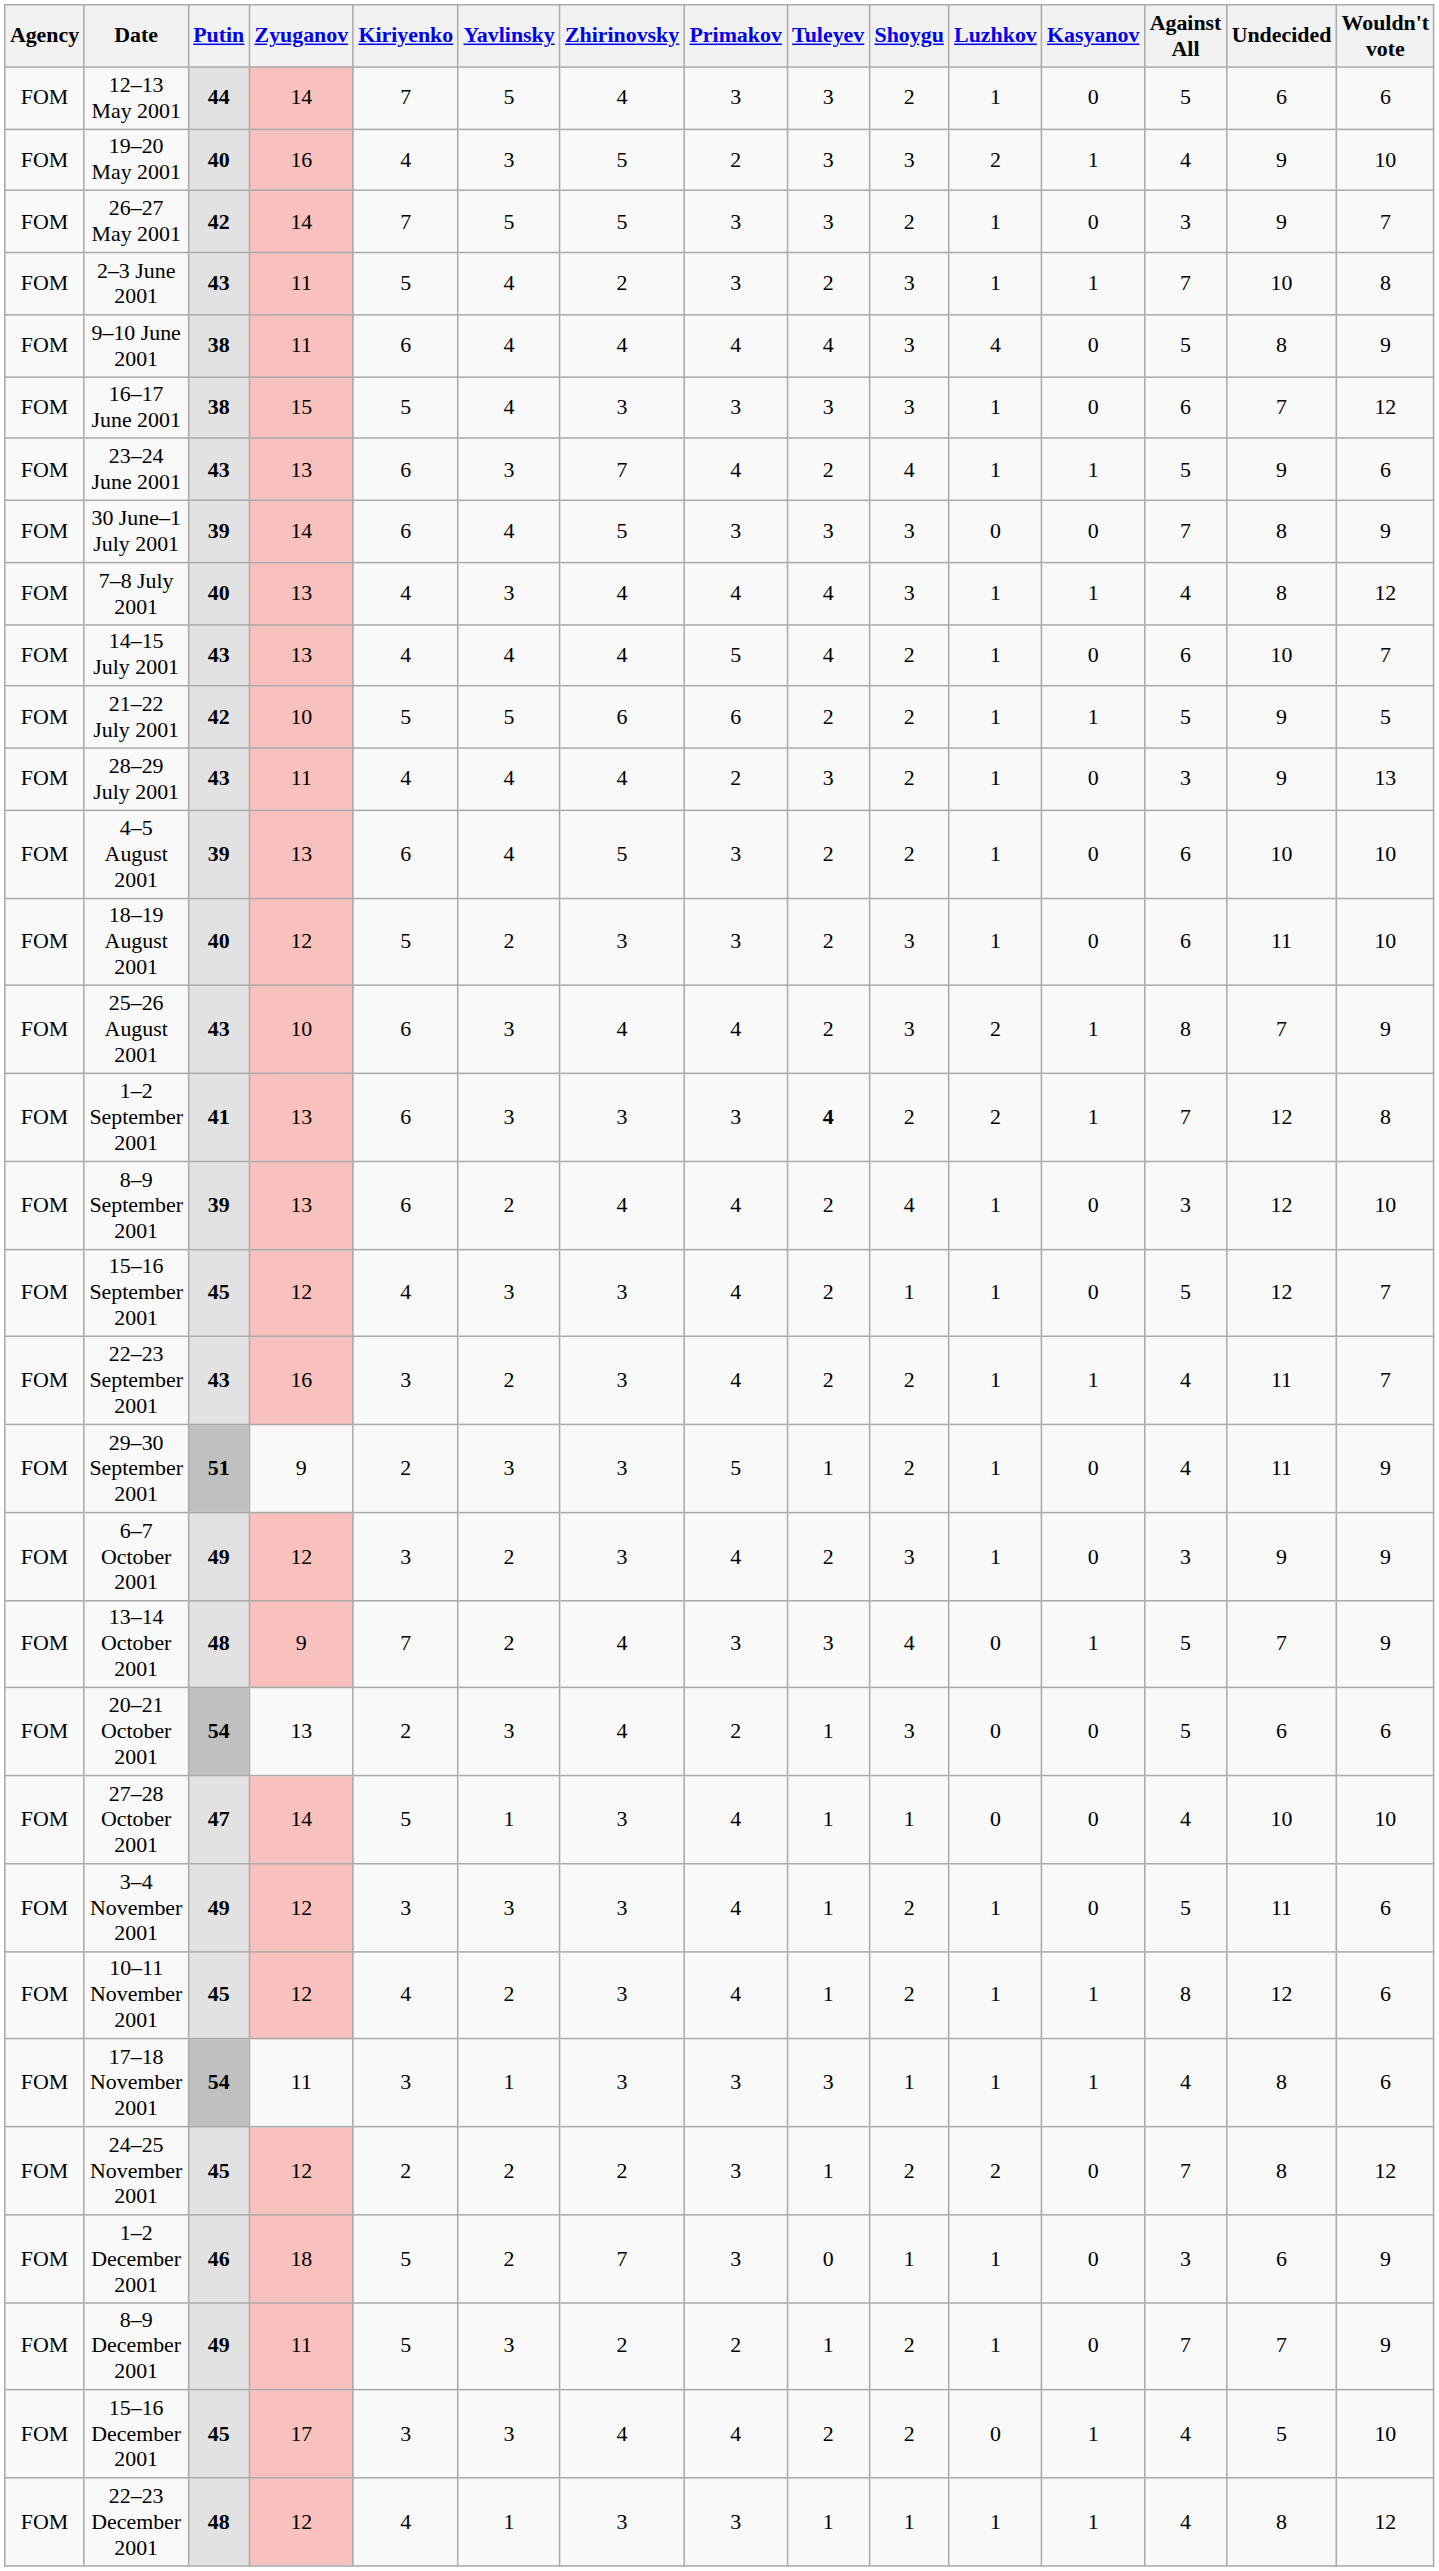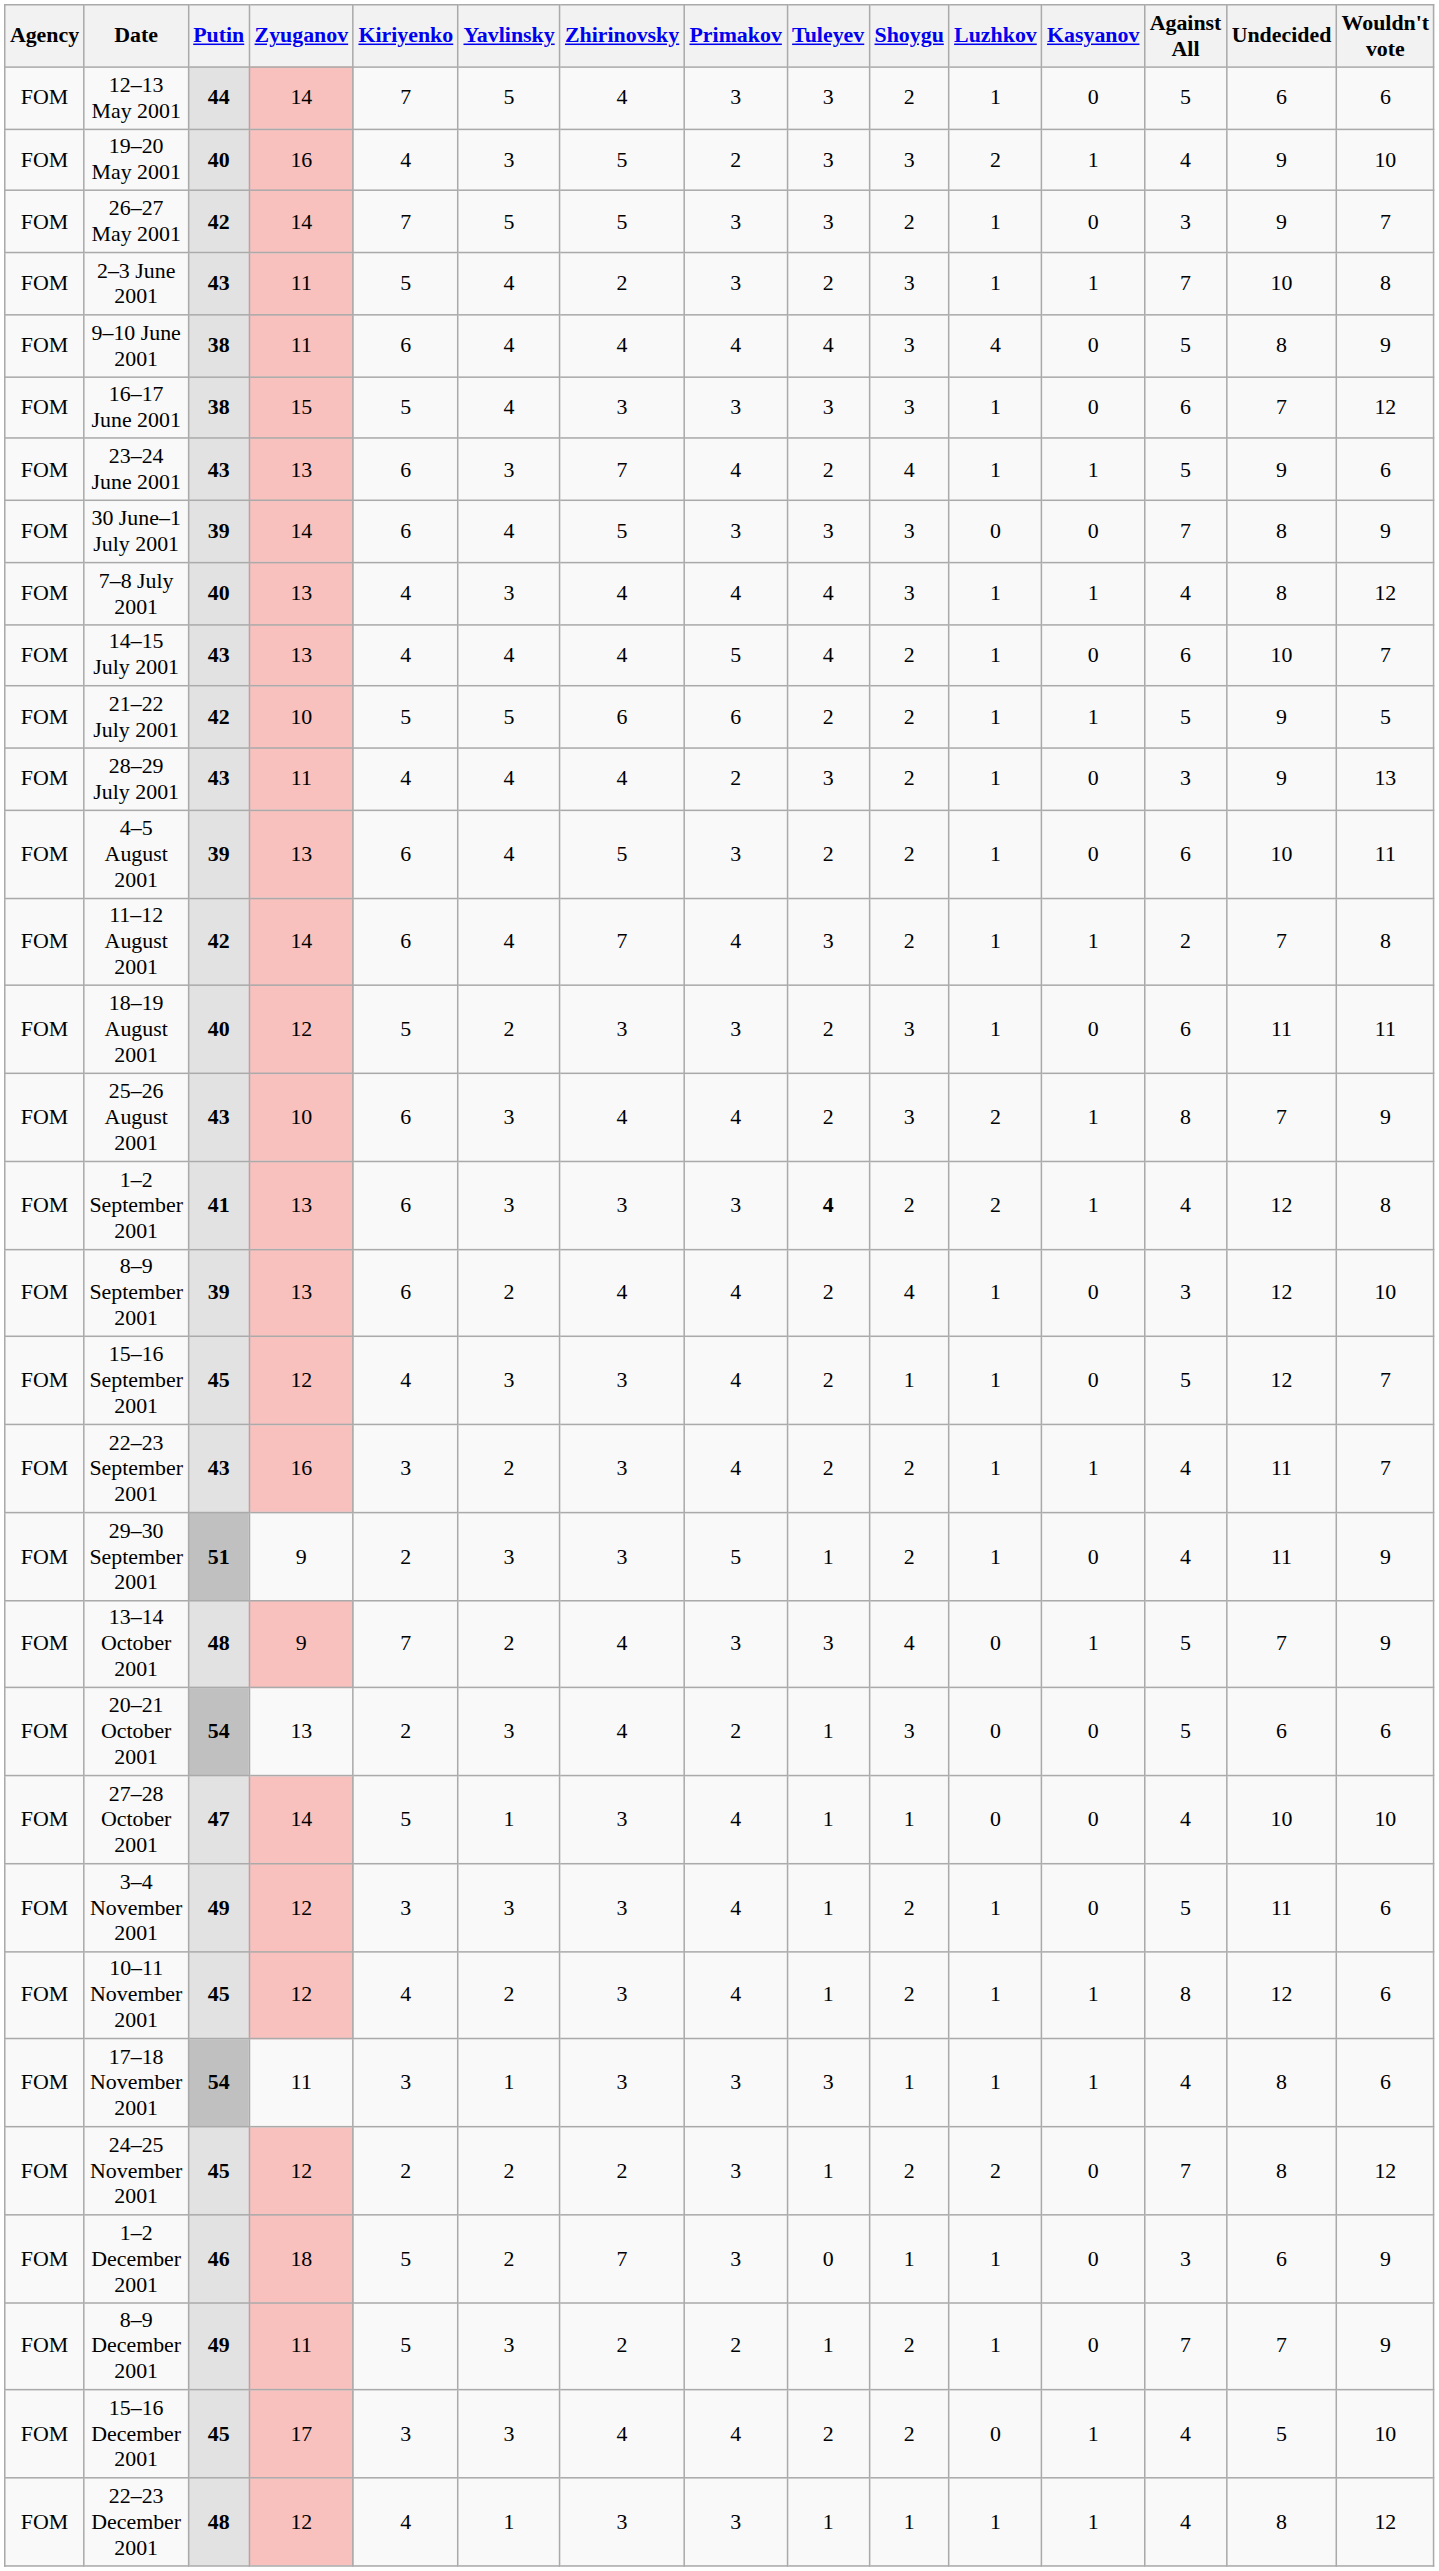(1385, 854) 10 -> (1385, 854) 11
+ row: (136, 941)
(1385, 941) 10 -> (1385, 1029) 11
(1186, 1117) 7 -> (1186, 1205) 4
- row: (136, 1556)
